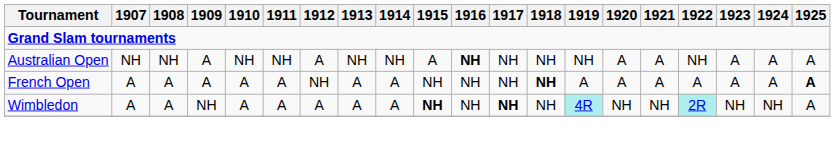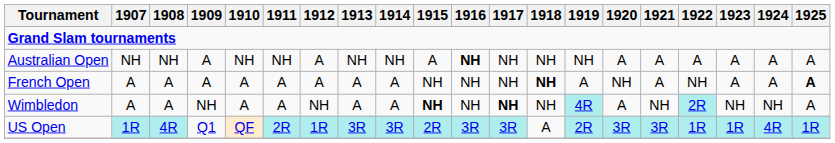(697, 60) NH -> (697, 60) A
(319, 82) NH -> (319, 82) A
(622, 82) A -> (622, 82) NH
(697, 82) A -> (697, 82) NH
(319, 104) A -> (319, 104) NH
(622, 104) NH -> (622, 104) A
+ row: (37, 127)
